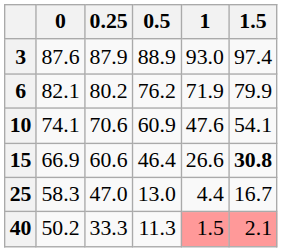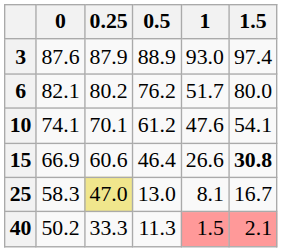(205, 90) 71.9 -> (205, 90) 51.7
(253, 90) 79.9 -> (253, 90) 80.0
(109, 125) 70.6 -> (109, 125) 70.1
(157, 125) 60.9 -> (157, 125) 61.2
(109, 194) no background -> (109, 194) khaki background
(210, 194) 4.4 -> (210, 194) 8.1
